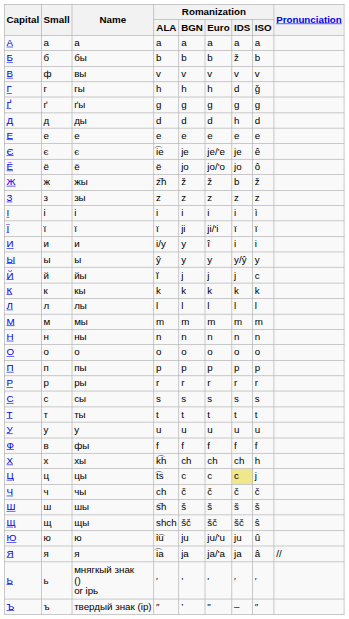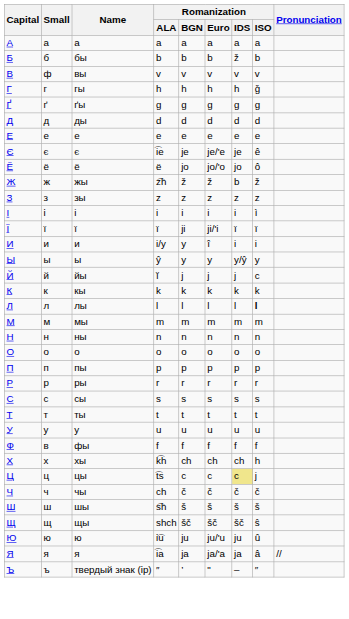(237, 89) d -> (237, 89) h
(237, 120) h -> (237, 120) d
(256, 306) normal -> (256, 306) bold
- row: (104, 580)
